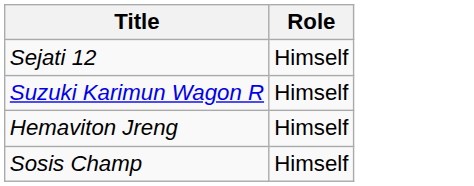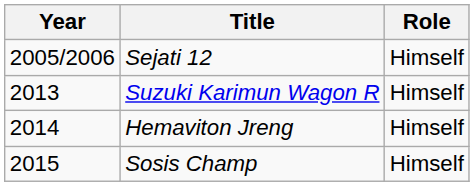+ column: (62, 22)
